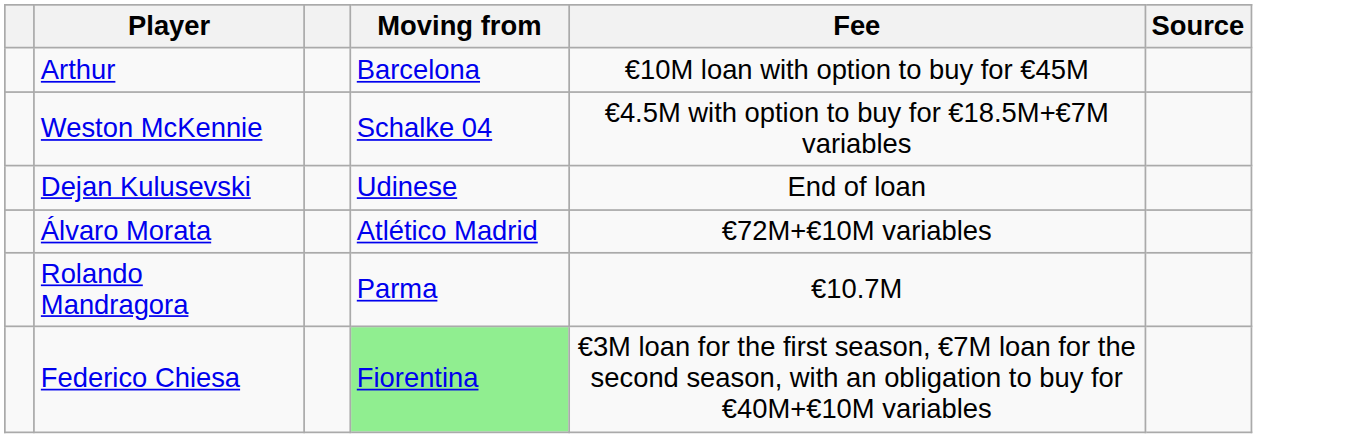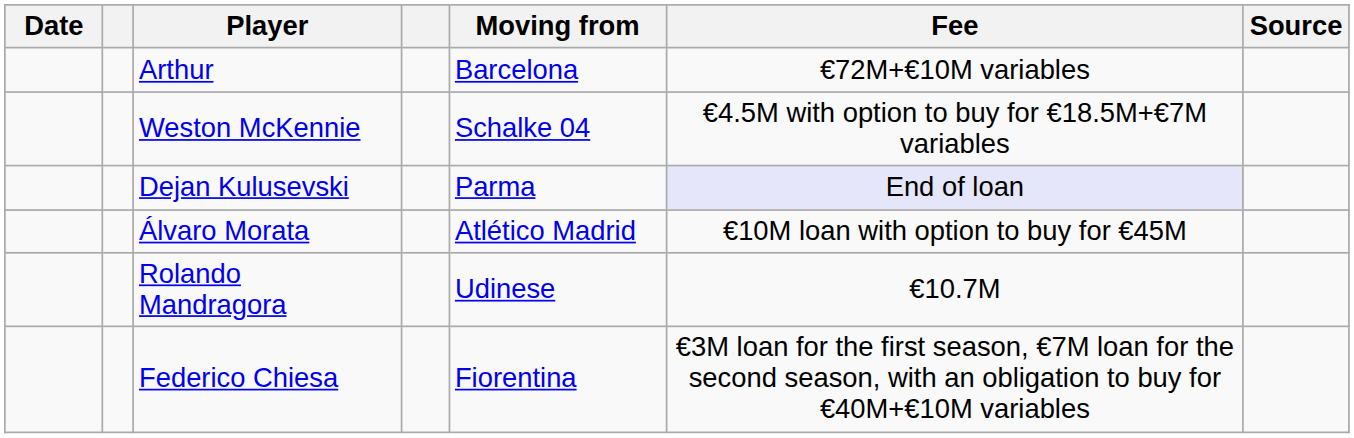+ column: (54, 26)
(857, 69) €10M loan with option to buy for €45M -> (955, 69) €72M+€10M variables
(407, 187) Udinese -> (495, 187) Parma
(857, 187) no background -> (955, 187) lavender background
(857, 230) €72M+€10M variables -> (955, 230) €10M loan with option to buy for €45M
(397, 289) Parma -> (505, 289) Udinese
(418, 378) lightgreen background -> (516, 378) no background
